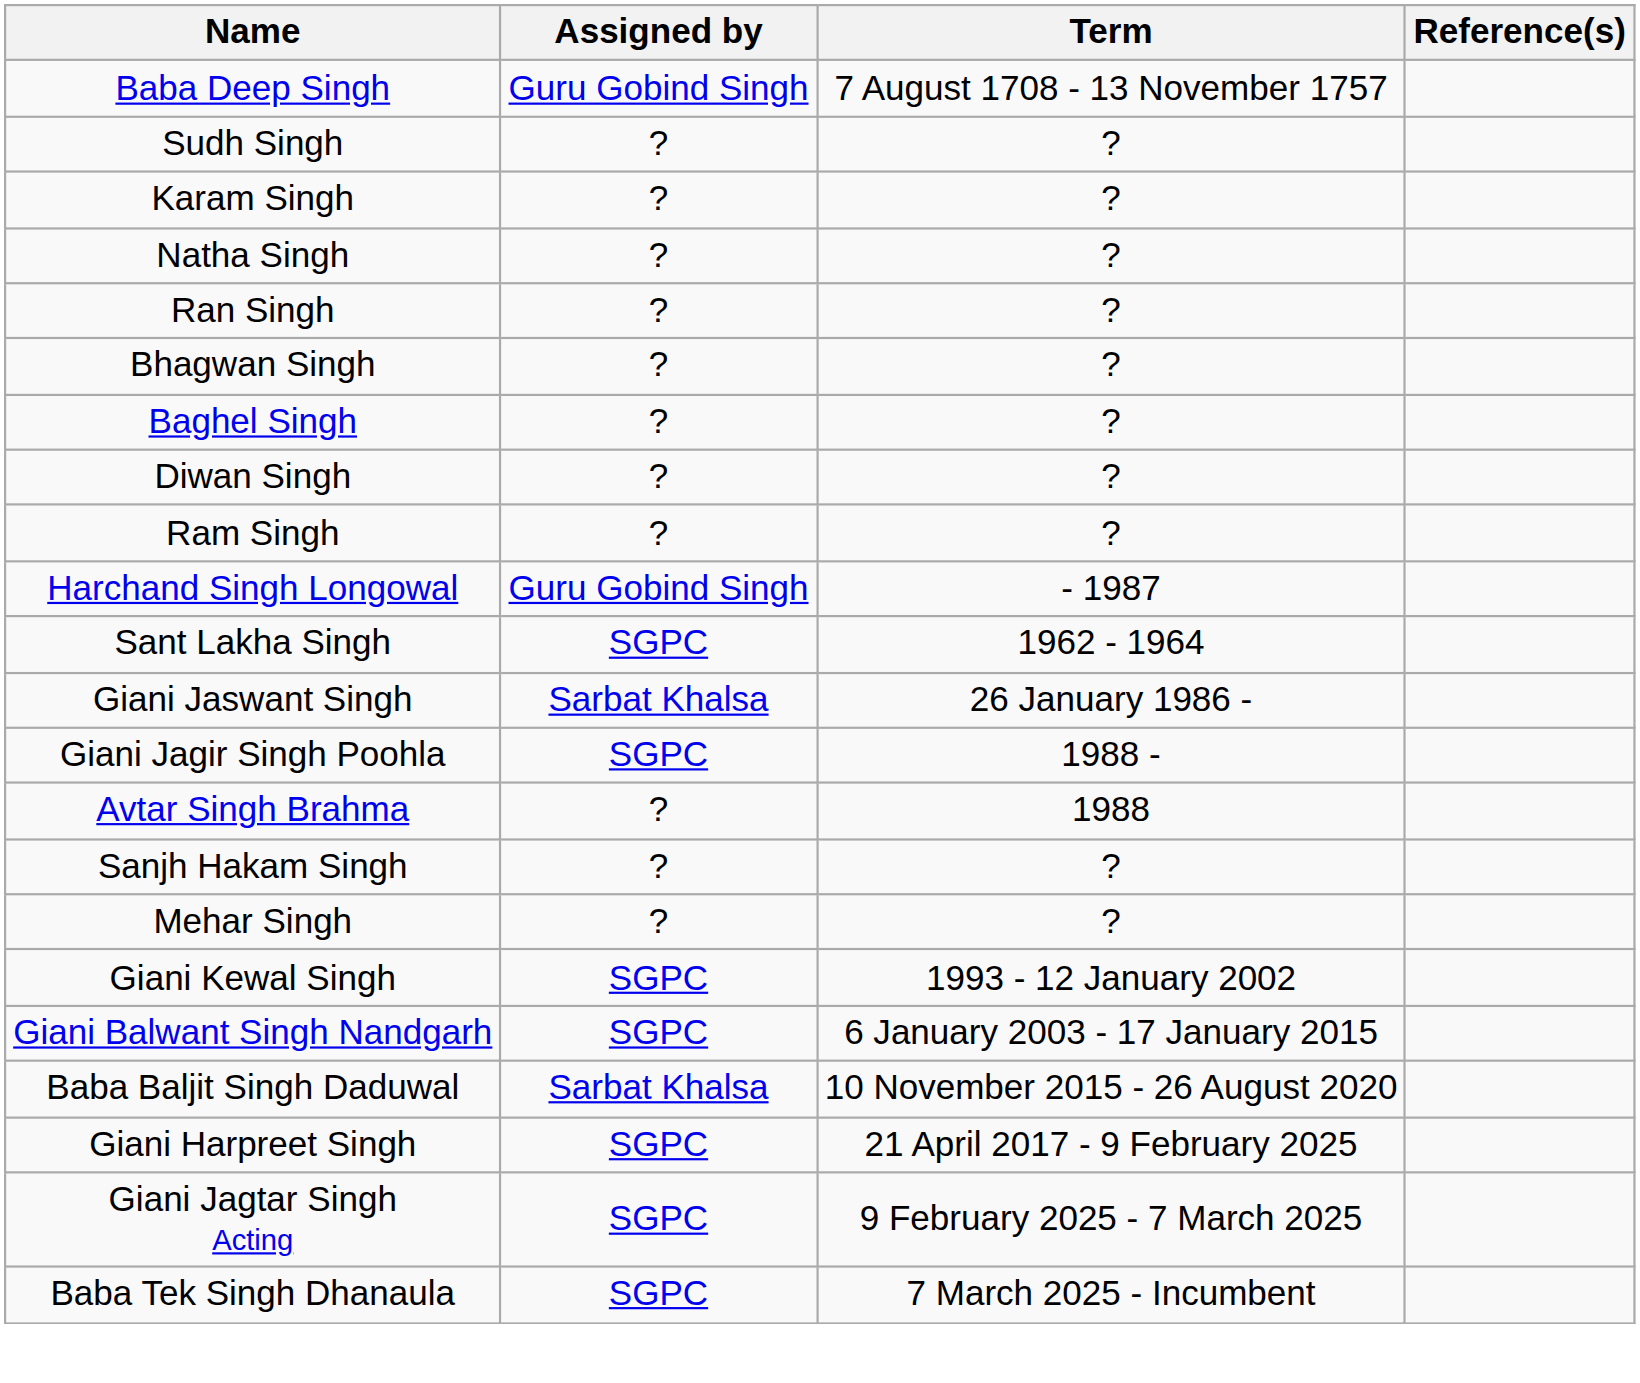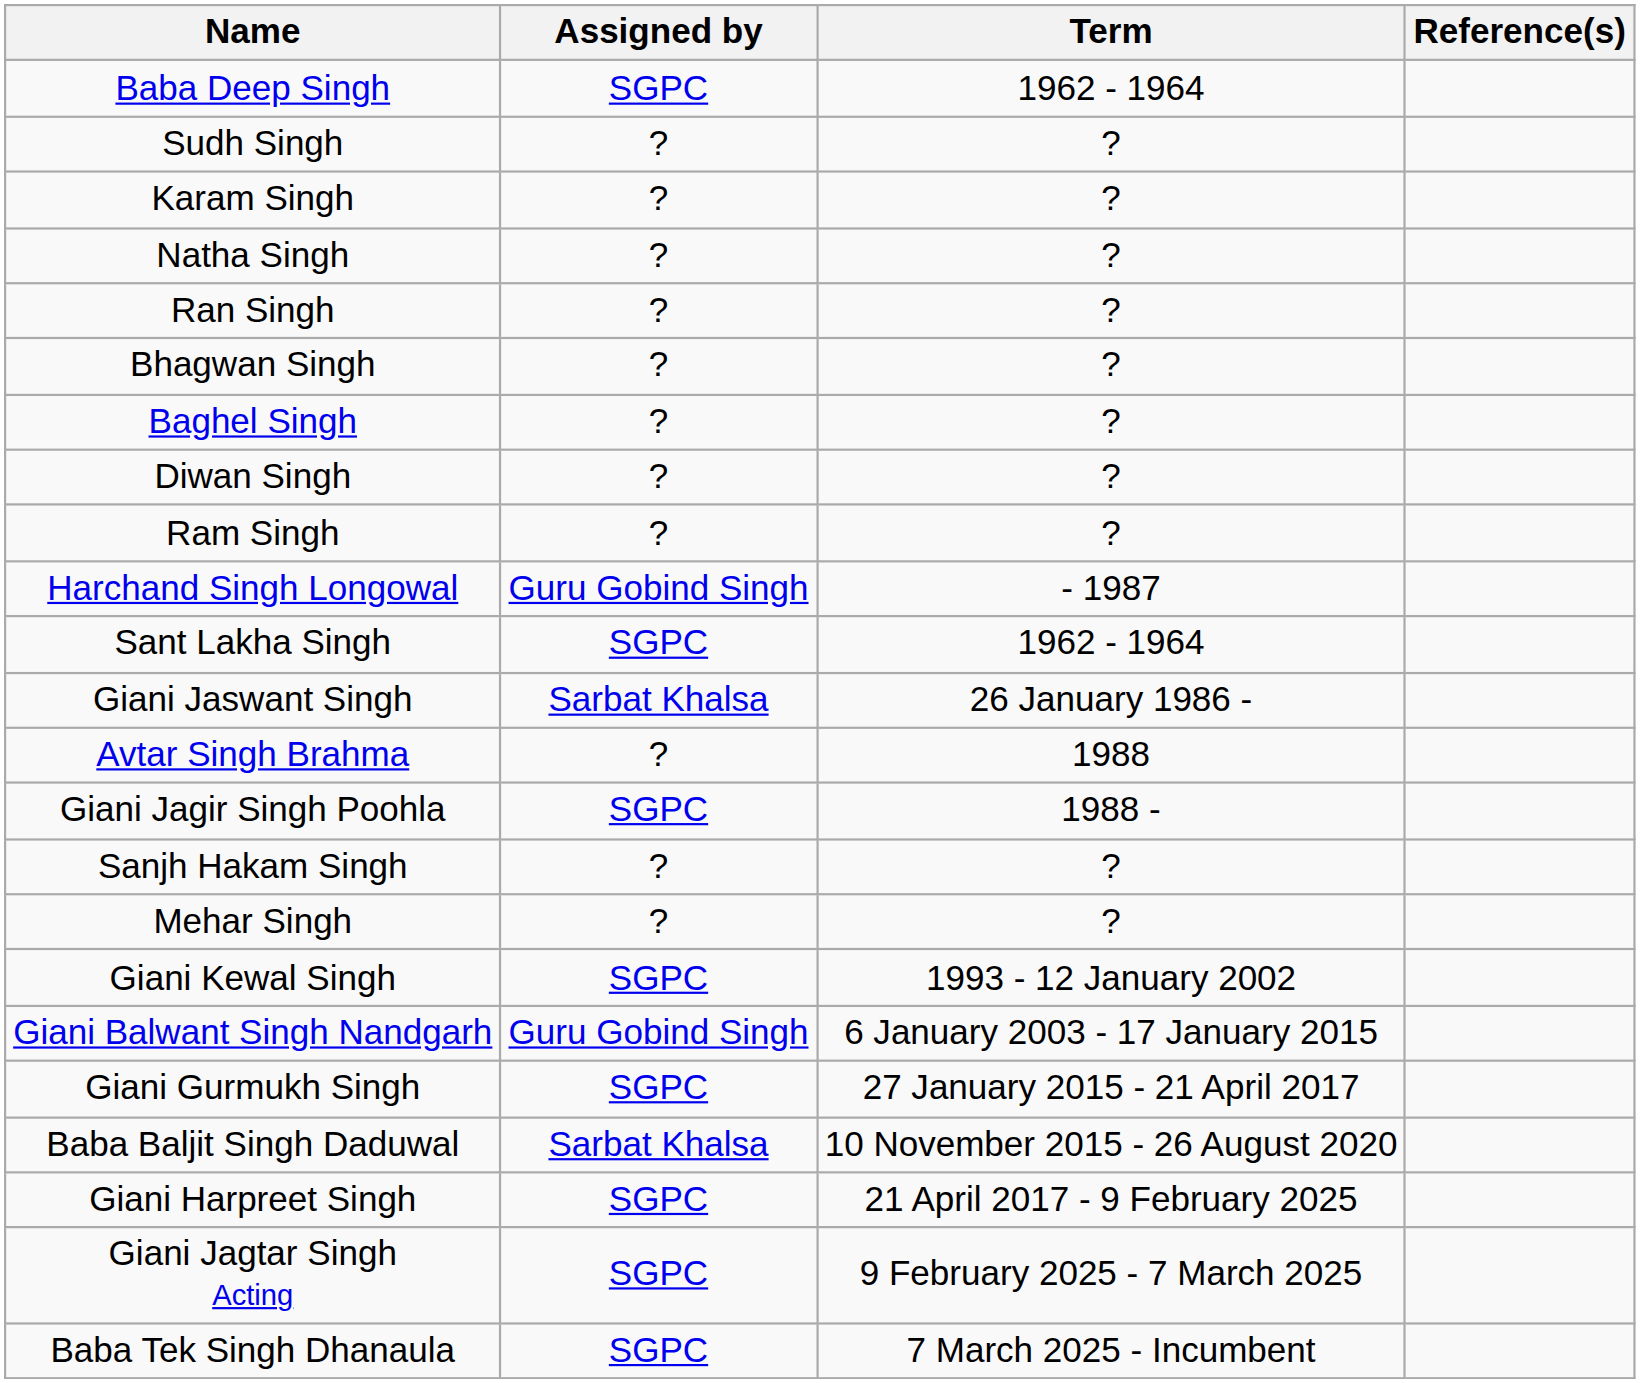(659, 87) Guru Gobind Singh -> (659, 87) SGPC
(1111, 87) 7 August 1708 - 13 November 1757 -> (1111, 87) 1962 - 1964
rows swapped: (253, 754) <-> (253, 810)
(659, 1032) SGPC -> (659, 1032) Guru Gobind Singh
+ row: (253, 1088)
